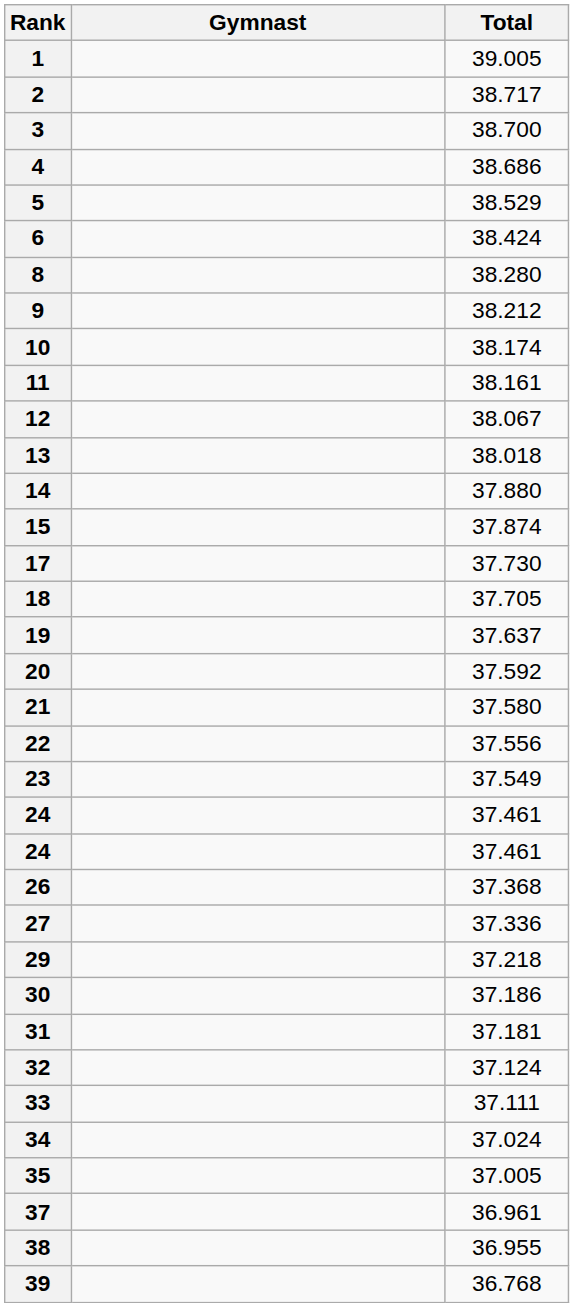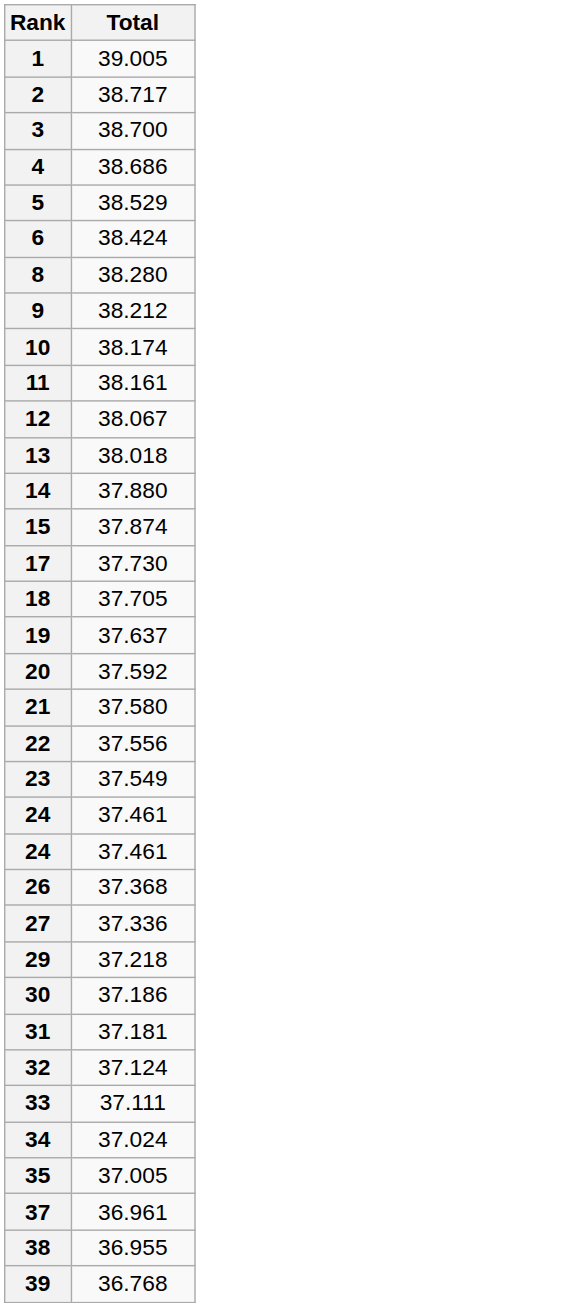- column: (258, 22)
